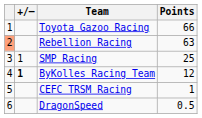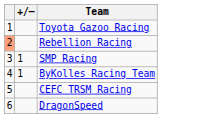- column: (177, 13)
(20, 75) bold -> (20, 75) normal
